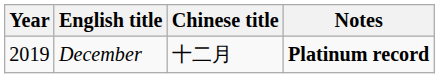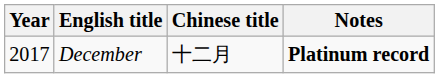(29, 54) 2019 -> (29, 54) 2017
